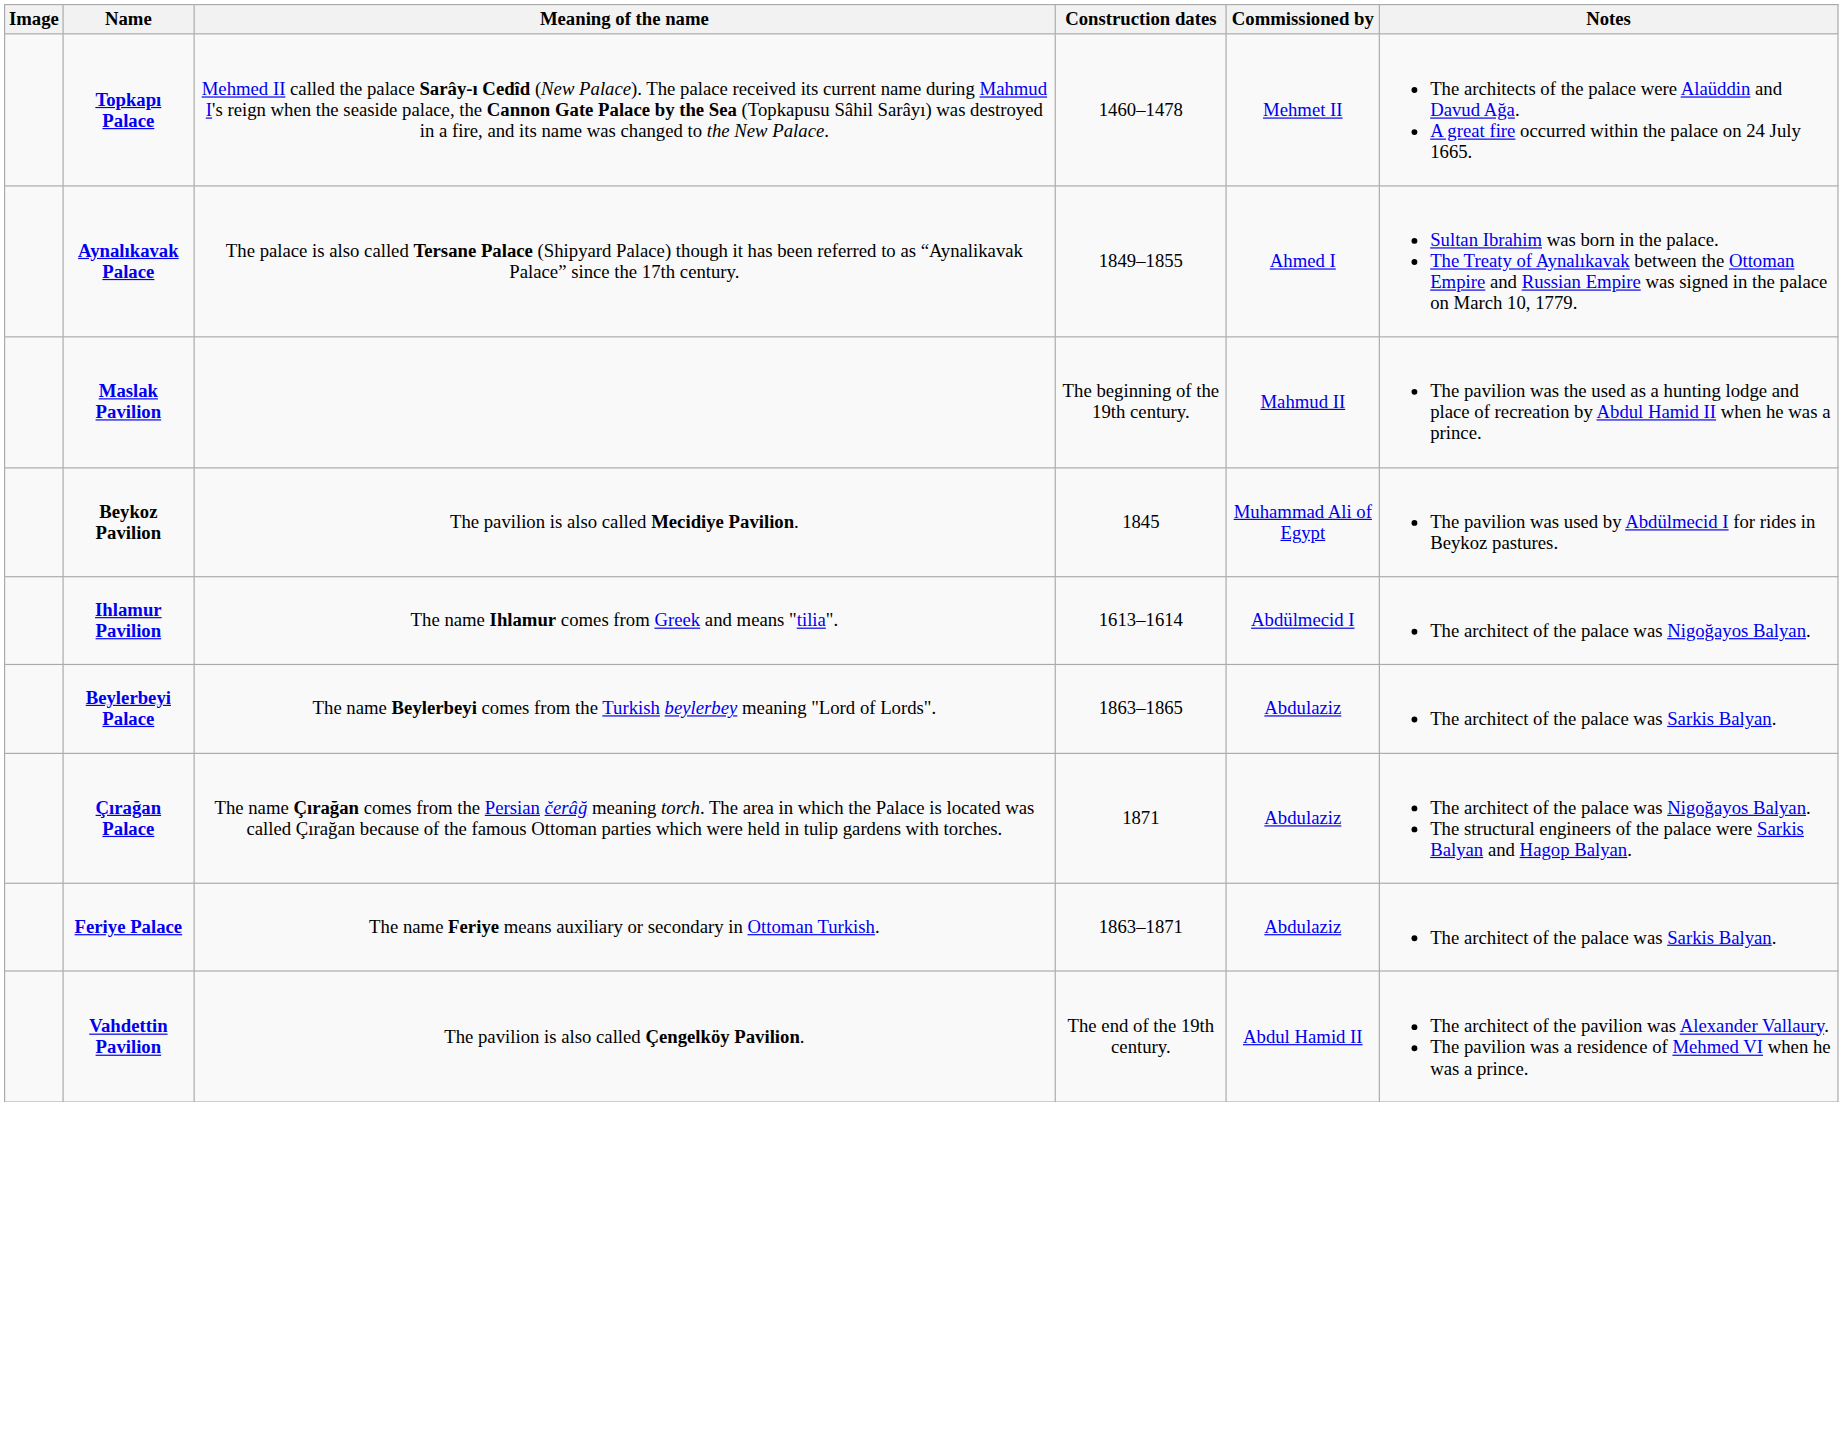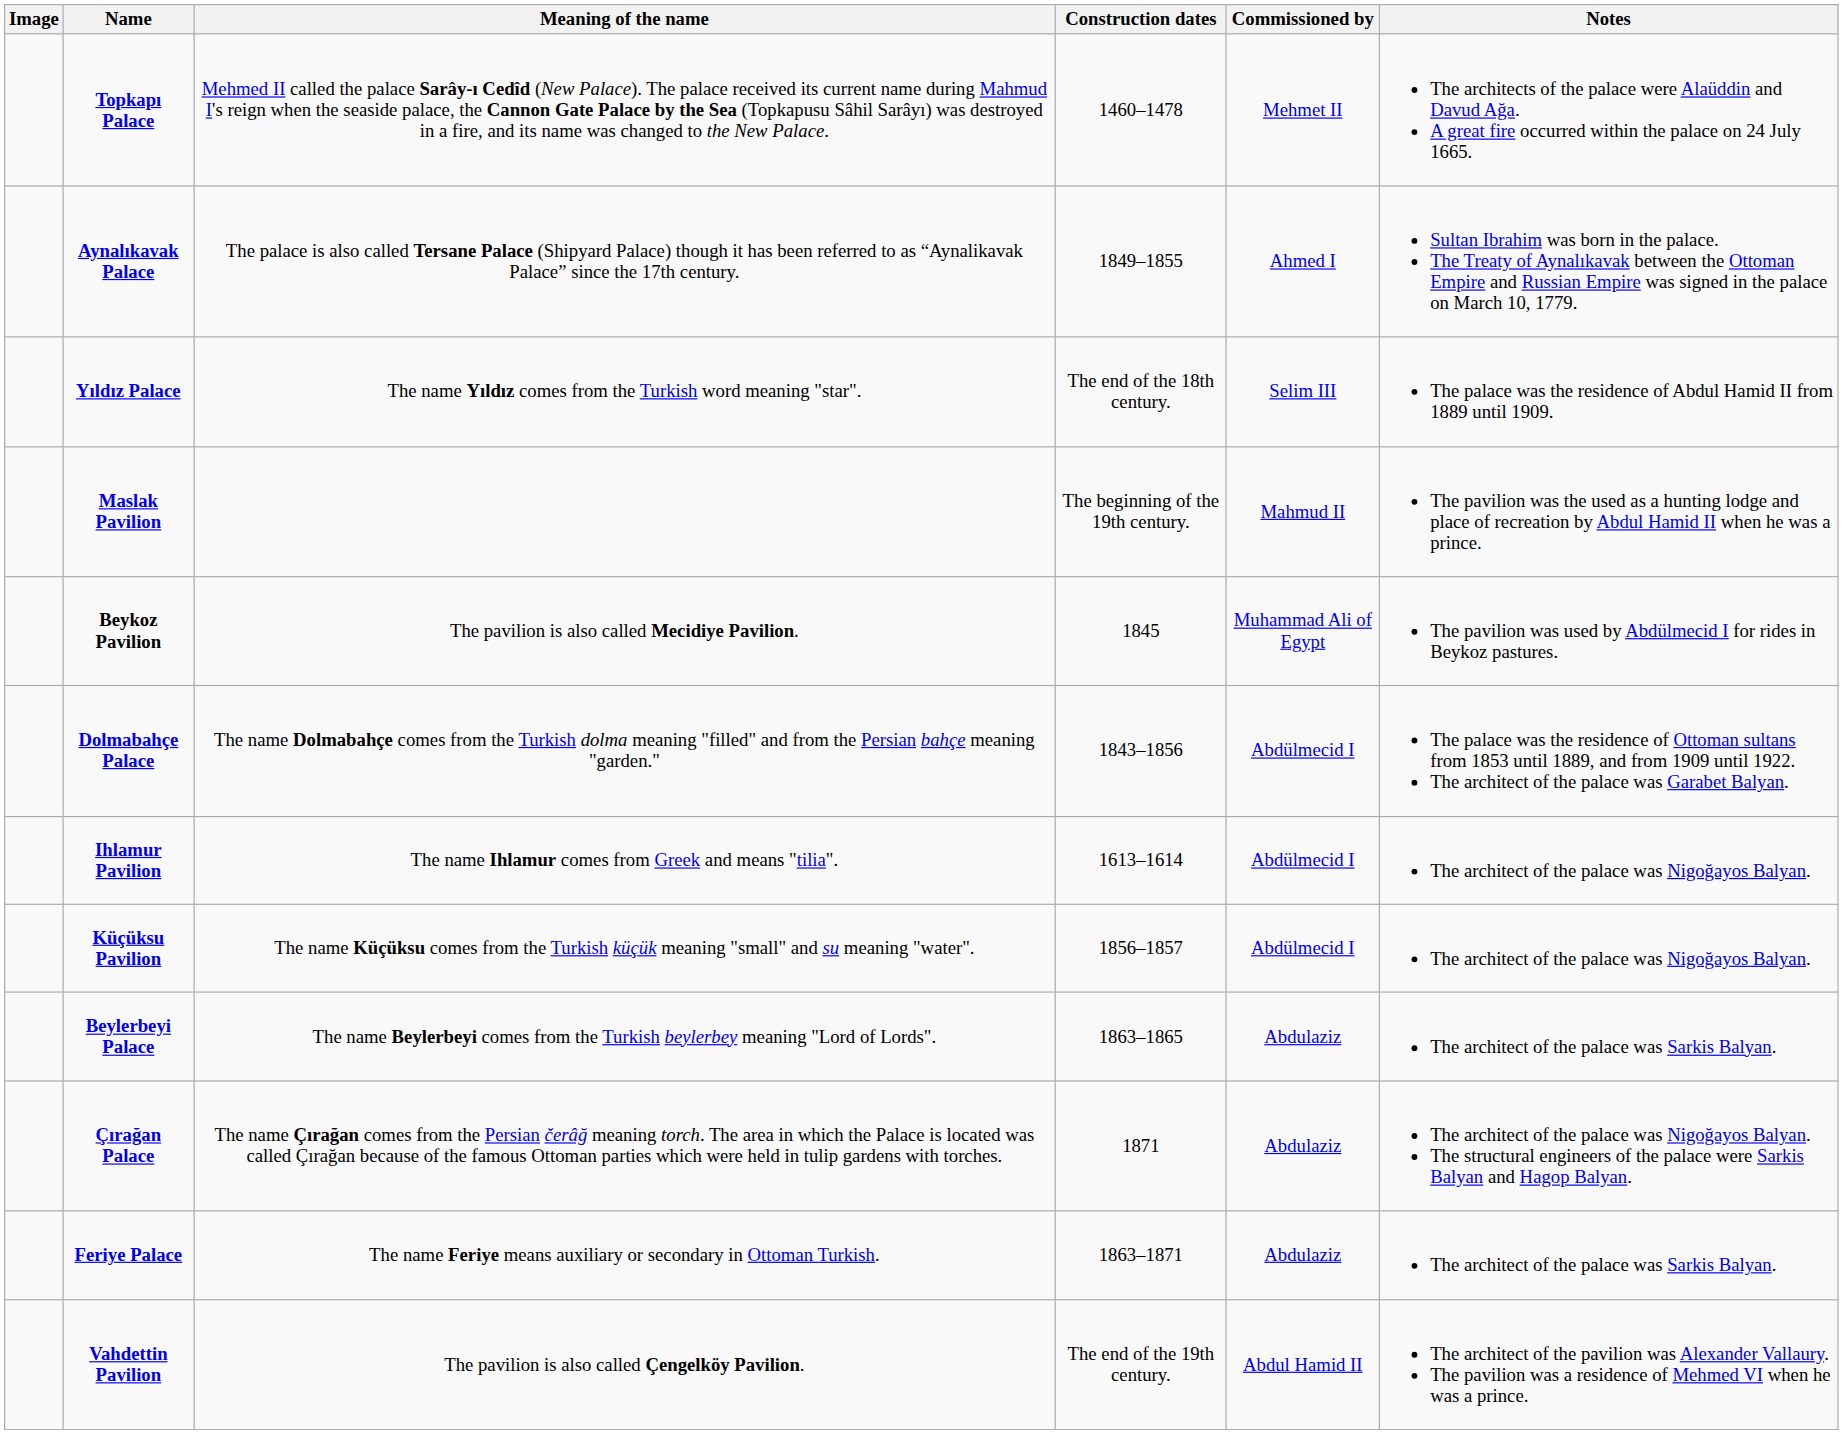+ row: (128, 391)
+ row: (128, 750)
+ row: (128, 948)
